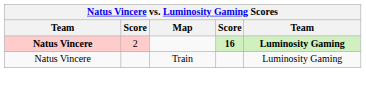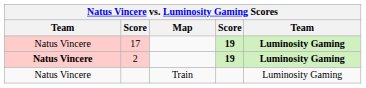+ row: (135, 43)
(230, 43) 16 -> (230, 59) 19
